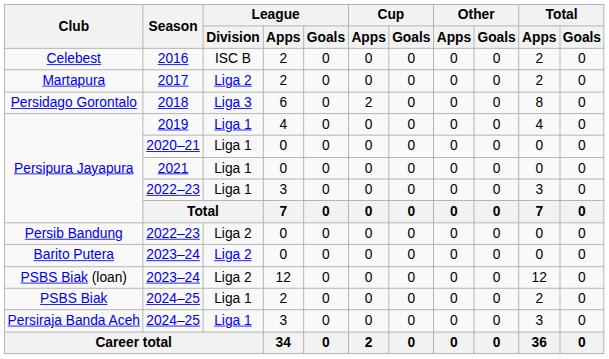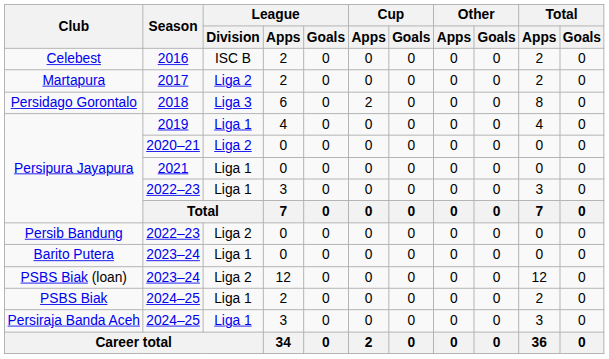(233, 146) Liga 1 -> (233, 146) Liga 2
(233, 255) Liga 2 -> (233, 255) Liga 1
